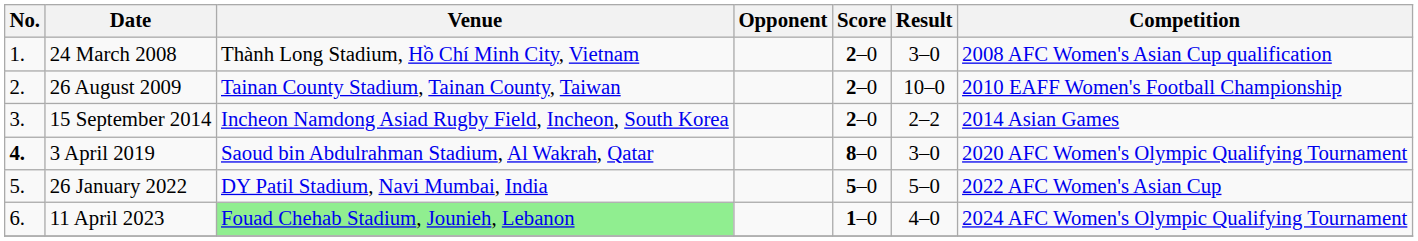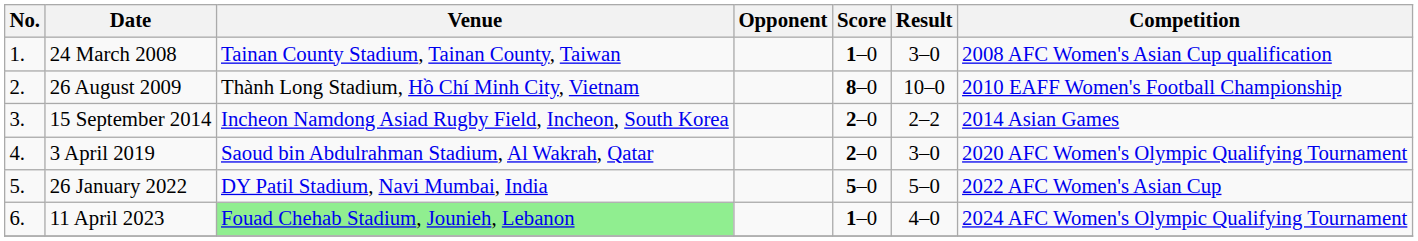(430, 53) Thành Long Stadium, Hồ Chí Minh City, Vietnam -> (421, 53) Tainan County Stadium, Tainan County, Taiwan
(862, 53) 2–0 -> (862, 53) 1–0
(421, 86) Tainan County Stadium, Tainan County, Taiwan -> (430, 86) Thành Long Stadium, Hồ Chí Minh City, Vietnam
(862, 86) 2–0 -> (862, 86) 8–0
(17, 152) bold -> (17, 152) normal
(862, 152) 8–0 -> (862, 152) 2–0
